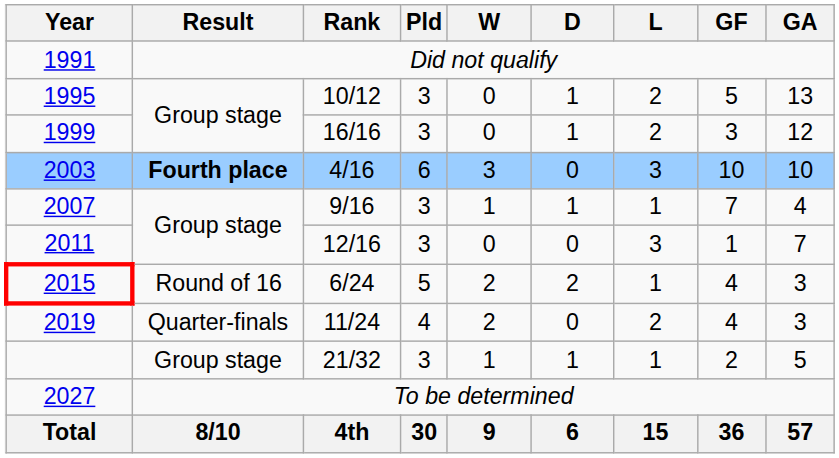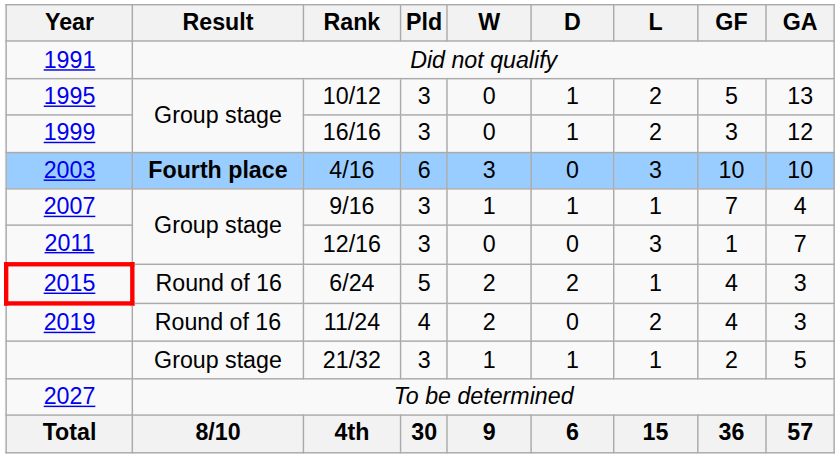(218, 322) Quarter-finals -> (218, 322) Round of 16
